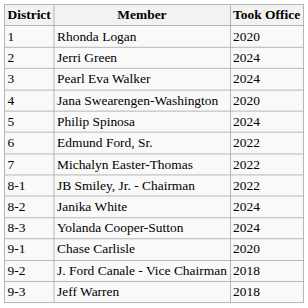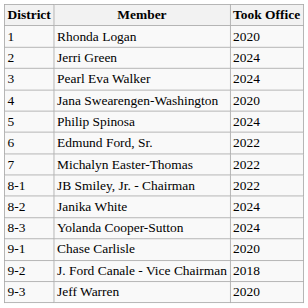(247, 292) 2018 -> (247, 292) 2020
